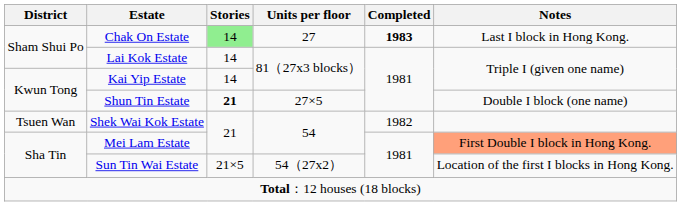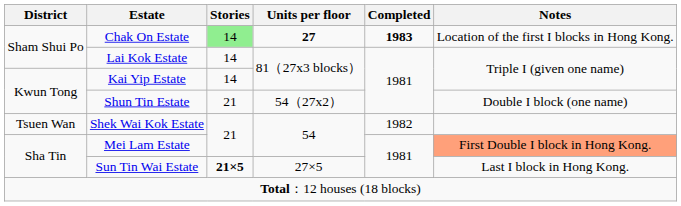(309, 36) normal -> (309, 36) bold
(555, 36) Last I block in Hong Kong. -> (555, 36) Location of the first I blocks in Hong Kong.
(230, 100) bold -> (230, 101) normal
(309, 100) 27×5 -> (309, 101) 54（27x2）
(230, 165) normal -> (230, 166) bold
(309, 165) 54（27x2） -> (309, 166) 27×5
(555, 165) Location of the first I blocks in Hong Kong. -> (555, 166) Last I block in Hong Kong.
